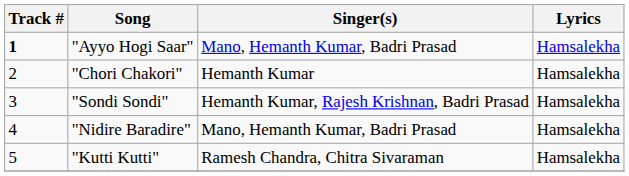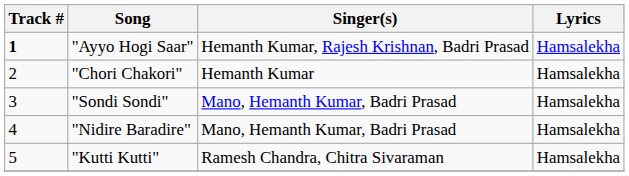(329, 46) Mano, Hemanth Kumar, Badri Prasad -> (365, 46) Hemanth Kumar, Rajesh Krishnan, Badri Prasad
(365, 102) Hemanth Kumar, Rajesh Krishnan, Badri Prasad -> (329, 102) Mano, Hemanth Kumar, Badri Prasad
